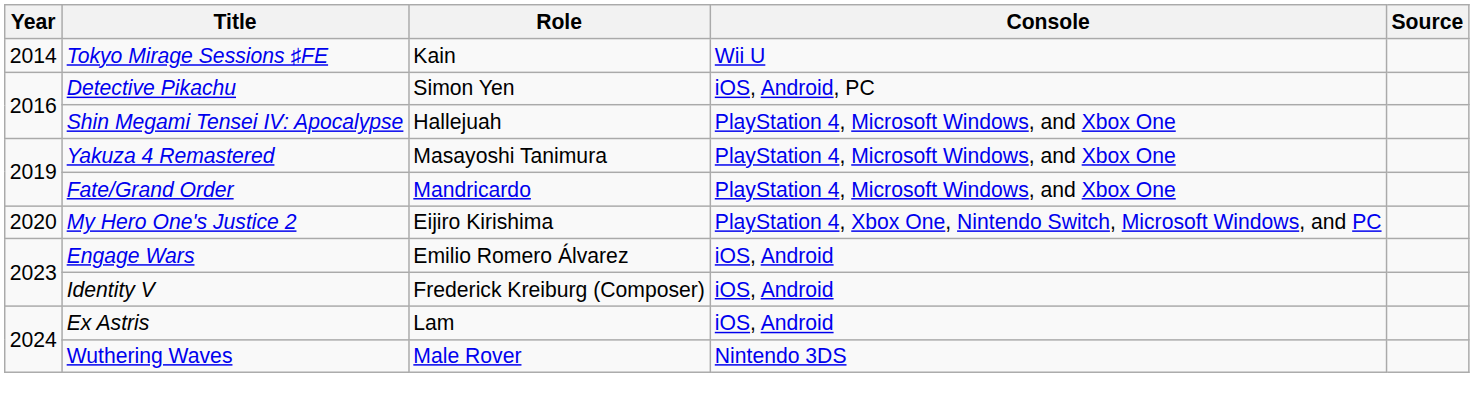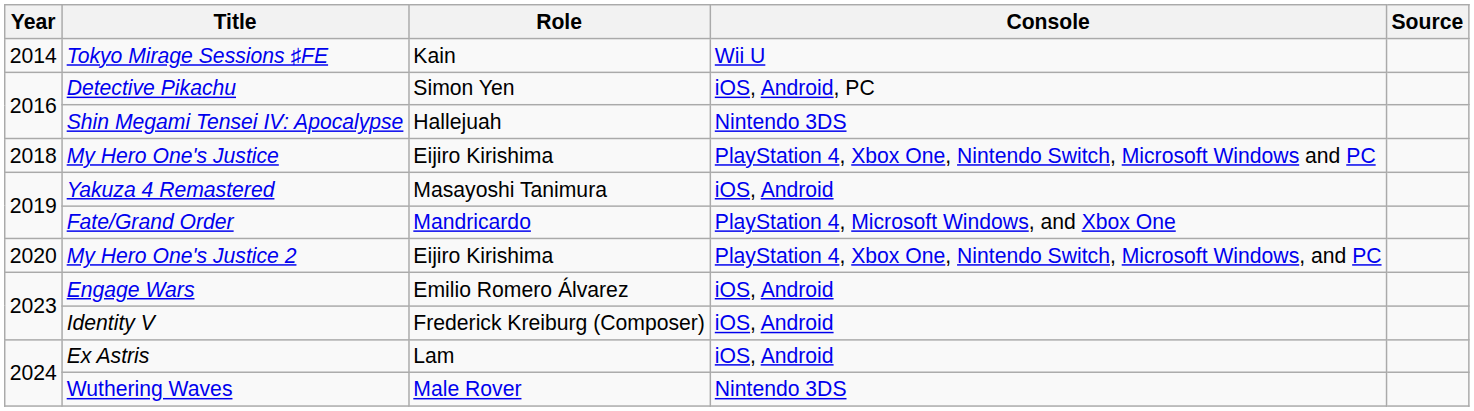(945, 122) PlayStation 4, Microsoft Windows, and Xbox One -> (781, 122) Nintendo 3DS
+ row: (173, 156)
(945, 156) PlayStation 4, Microsoft Windows, and Xbox One -> (774, 189) iOS, Android
